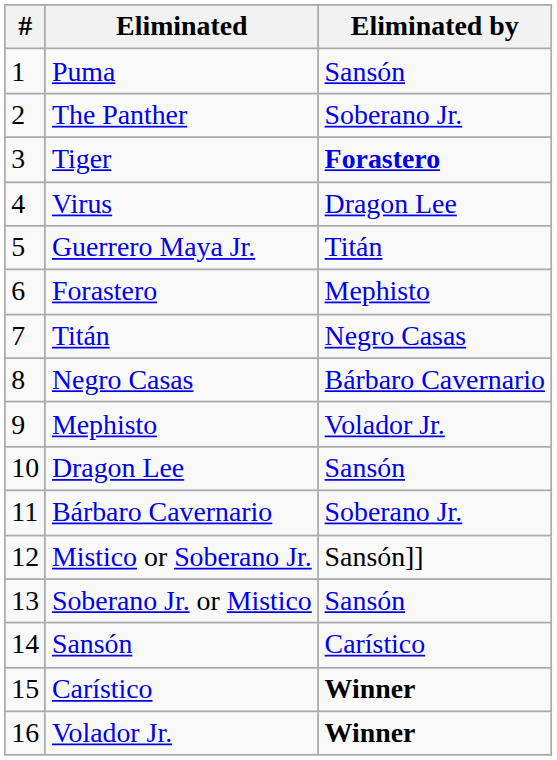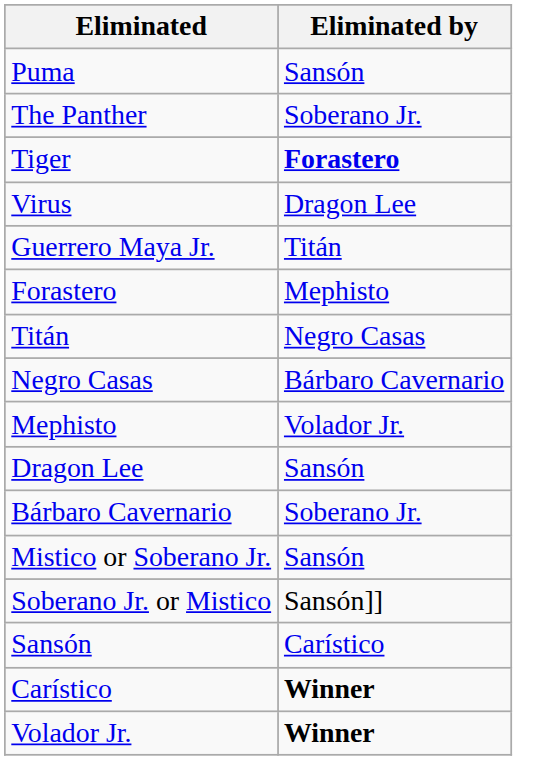- column: (25, 26)
(374, 556) Sansón]] -> (324, 556) Sansón
(365, 600) Sansón -> (333, 600) Sansón]]
